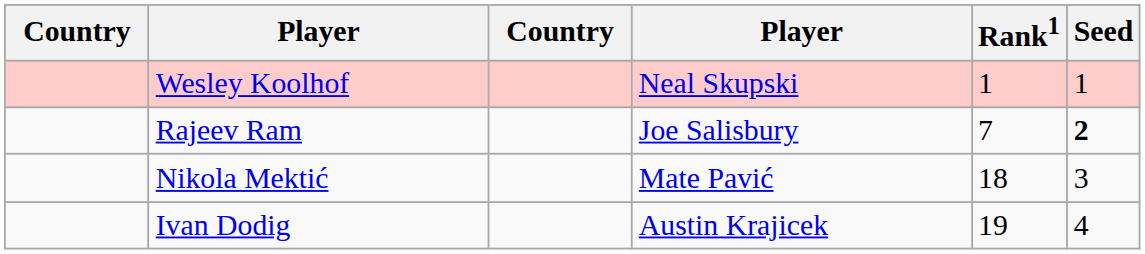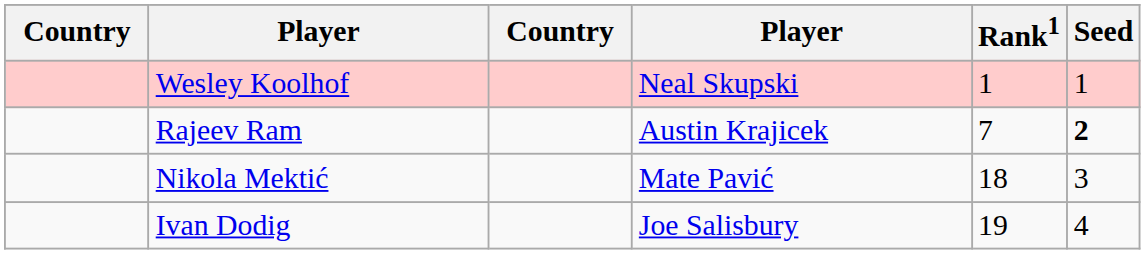(719, 130) Joe Salisbury -> (733, 130) Austin Krajicek
(733, 224) Austin Krajicek -> (719, 224) Joe Salisbury
